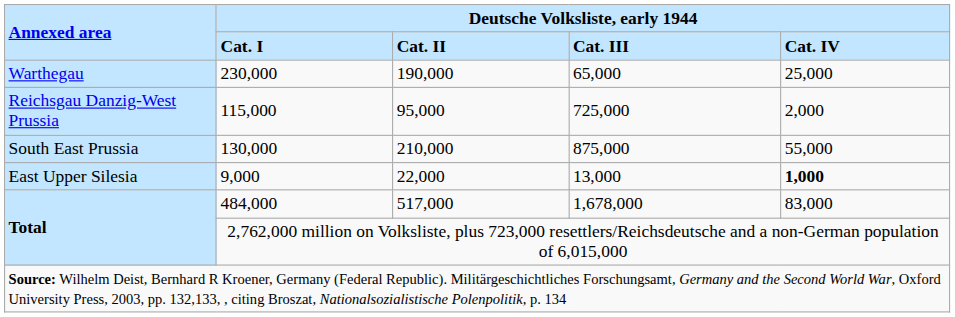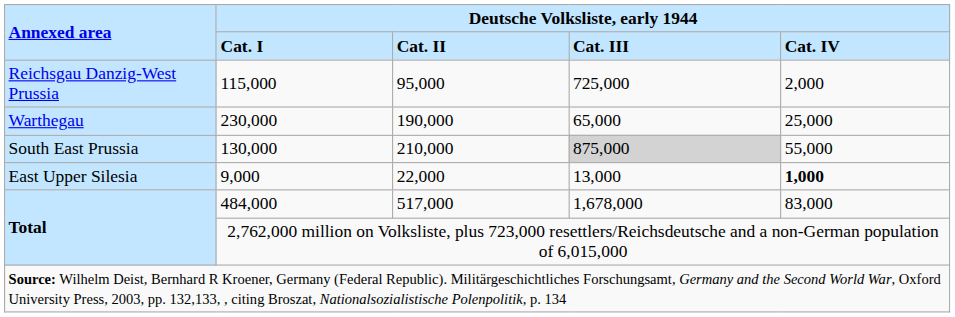rows swapped: (249, 73) <-> (249, 111)
(601, 148) no background -> (601, 148) lightgrey background
